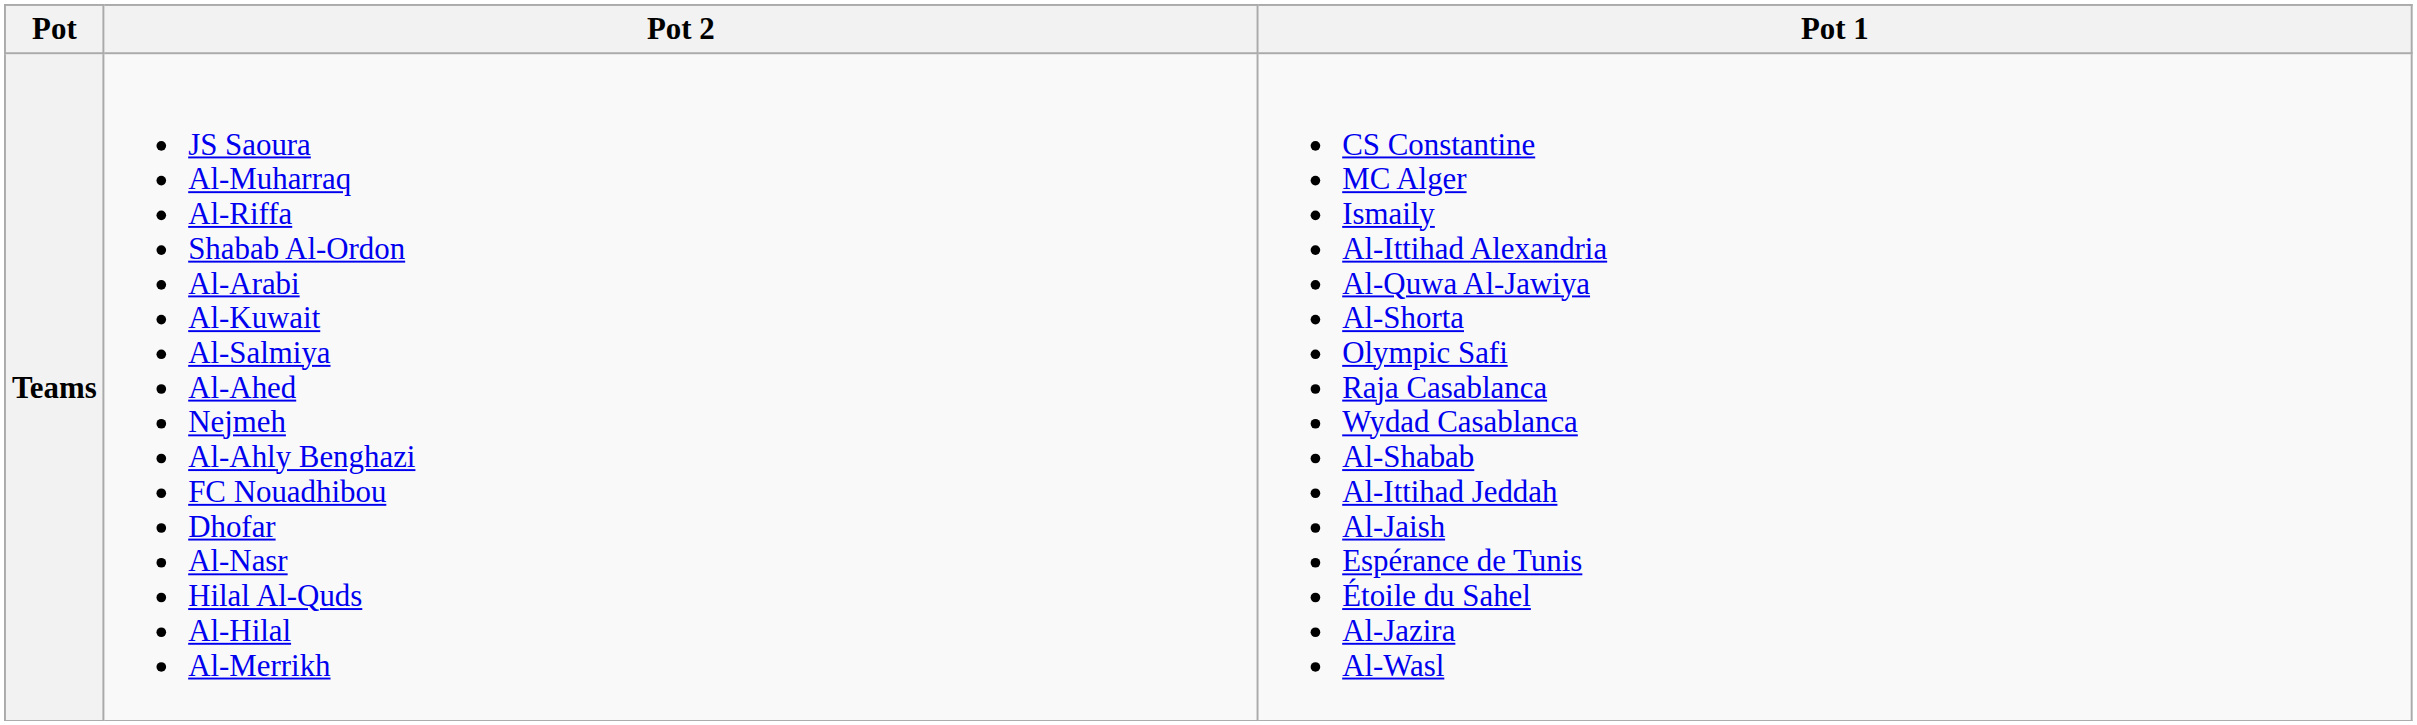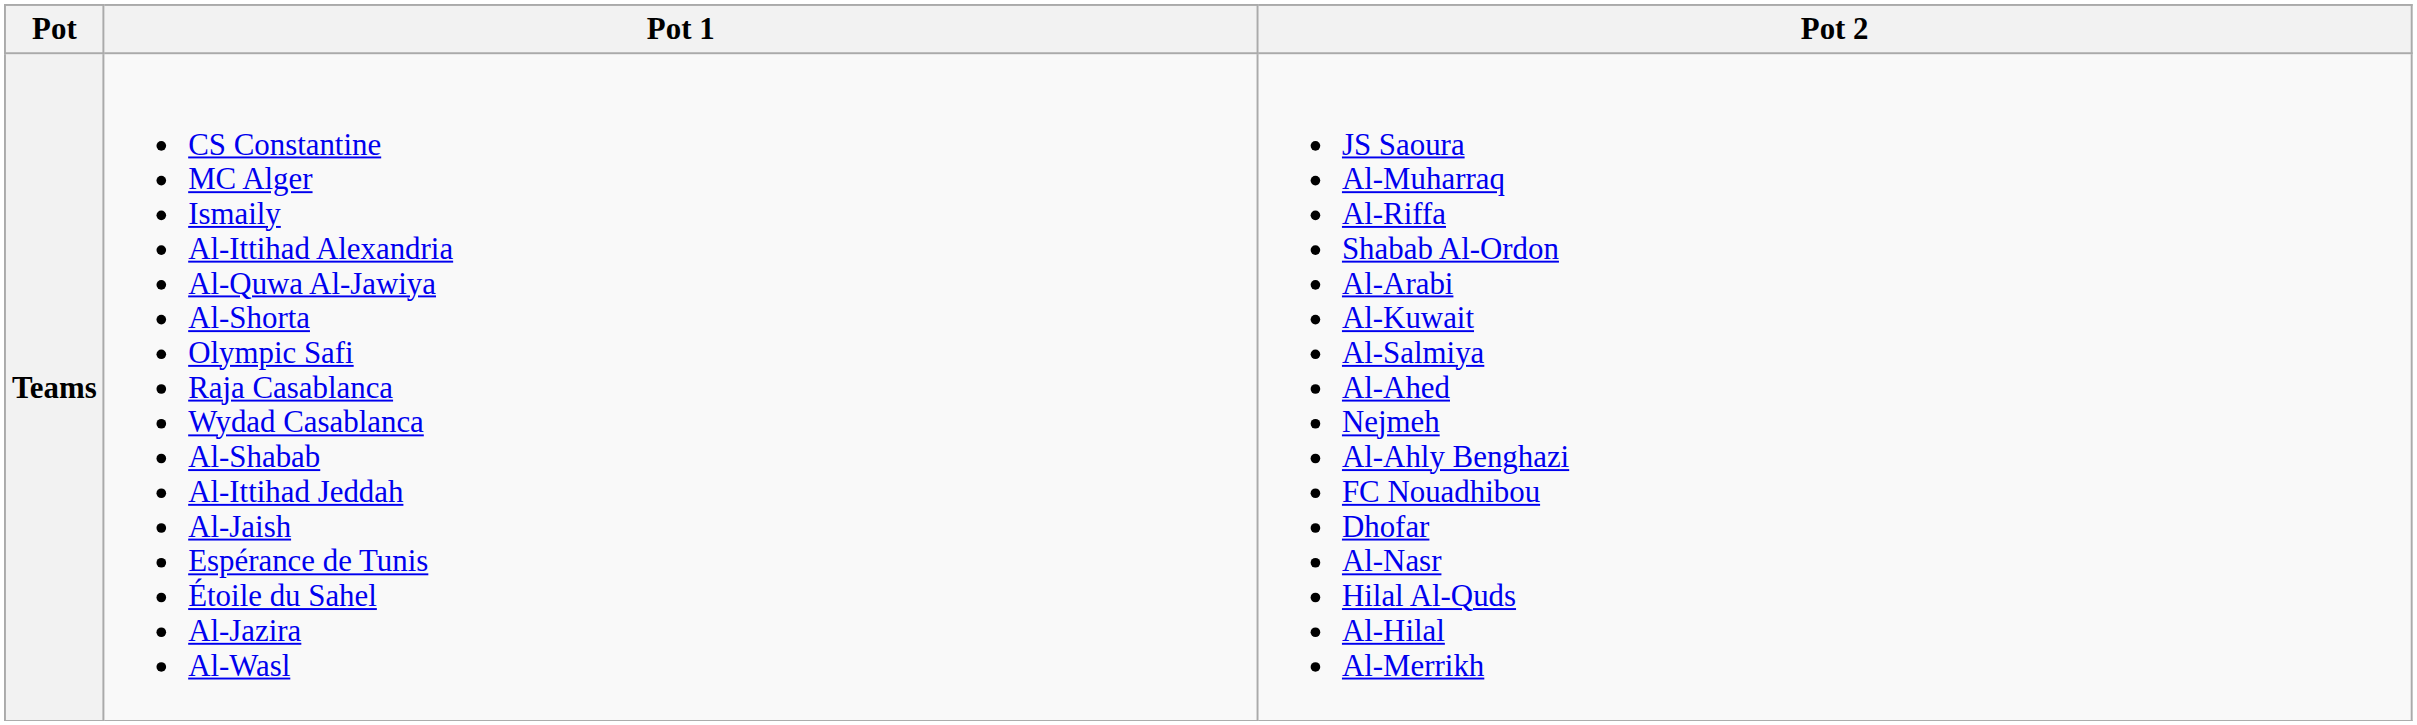columns swapped: (1835, 28) <-> (681, 28)
